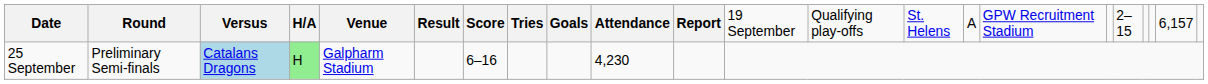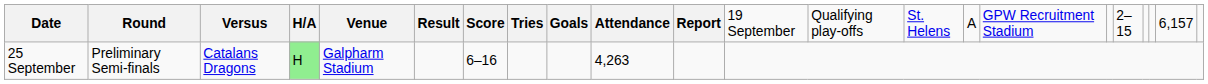(231, 61) lightblue background -> (231, 61) no background
(612, 61) 4,230 -> (612, 61) 4,263
